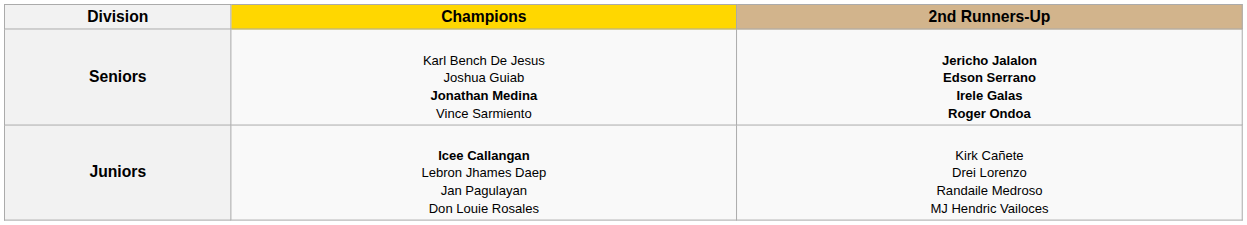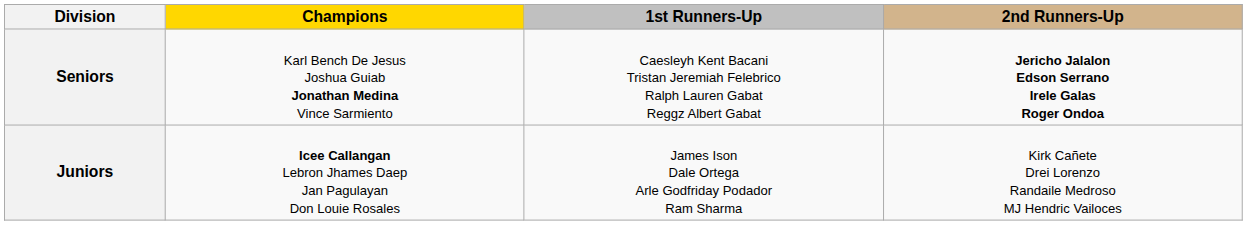+ column: (704, 16)
